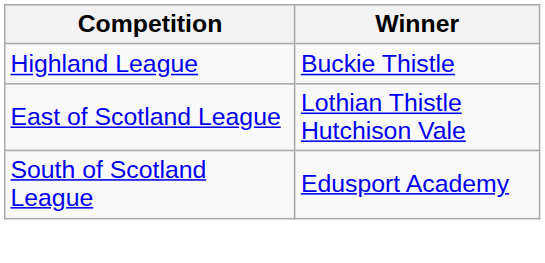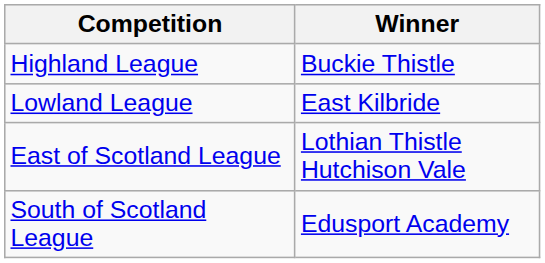+ row: (102, 102)
